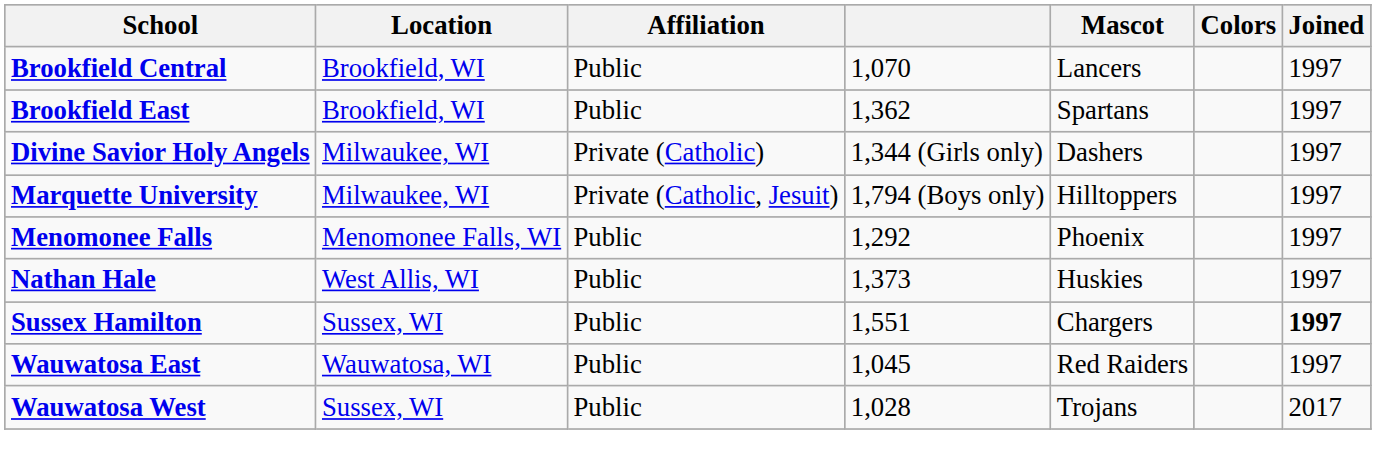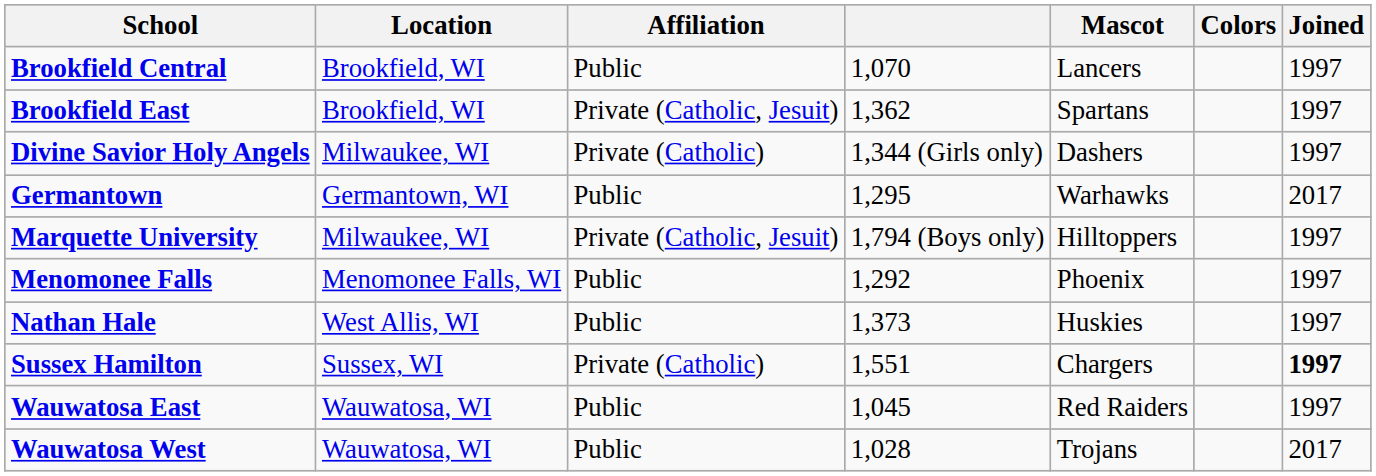(608, 110) Public -> (706, 110) Private (Catholic, Jesuit)
+ row: (87, 195)
(608, 322) Public -> (669, 364) Private (Catholic)
(383, 407) Sussex, WI -> (407, 449) Wauwatosa, WI
